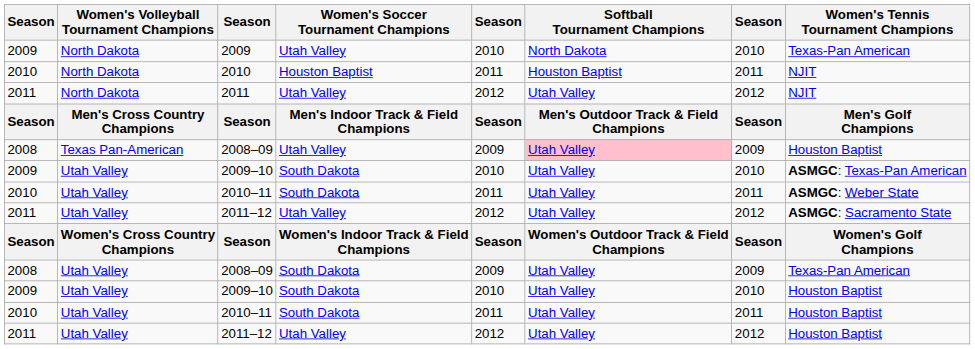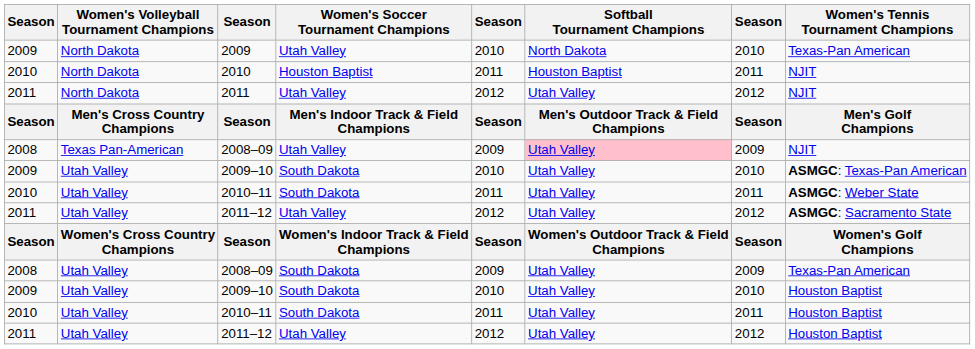(835, 150) Houston Baptist -> (802, 150) NJIT
